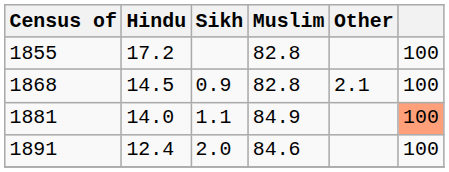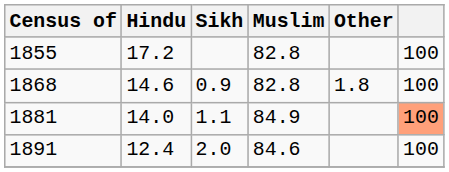(150, 86) 14.5 -> (150, 86) 14.6
(352, 86) 2.1 -> (352, 86) 1.8
